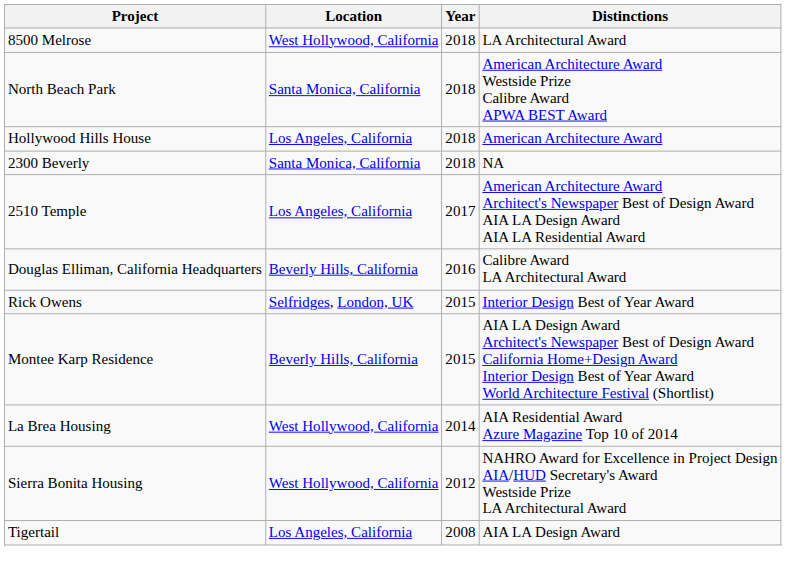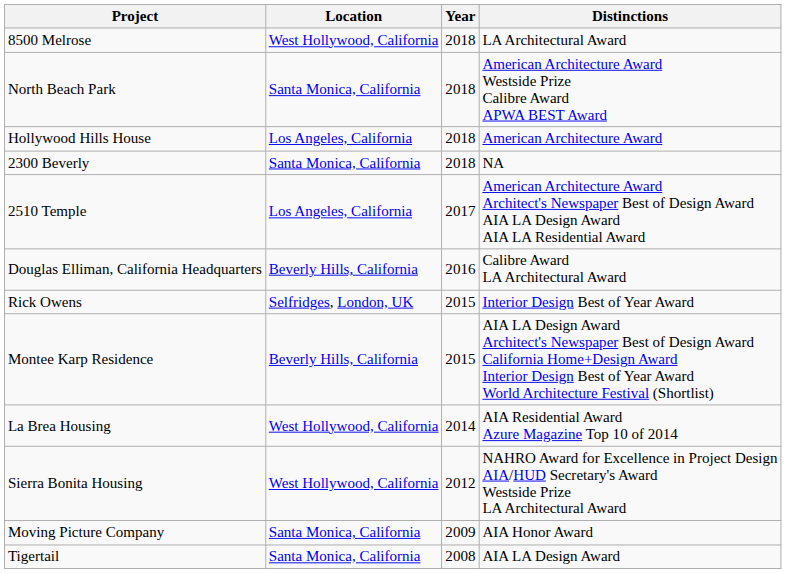+ row: (86, 532)
(340, 532) Los Angeles, California -> (345, 556) Santa Monica, California
